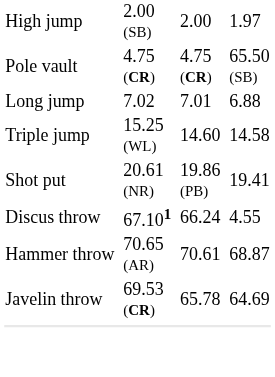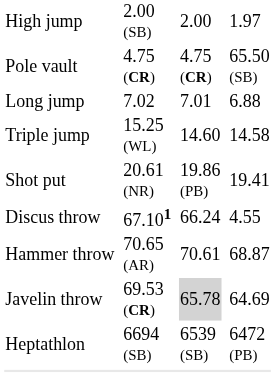(200, 299) no background -> (200, 299) lightgrey background
+ row: (45, 344)
